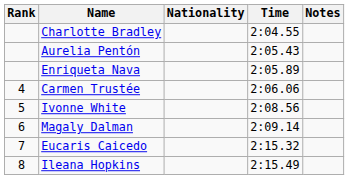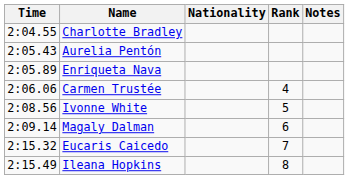columns swapped: (21, 14) <-> (275, 14)
